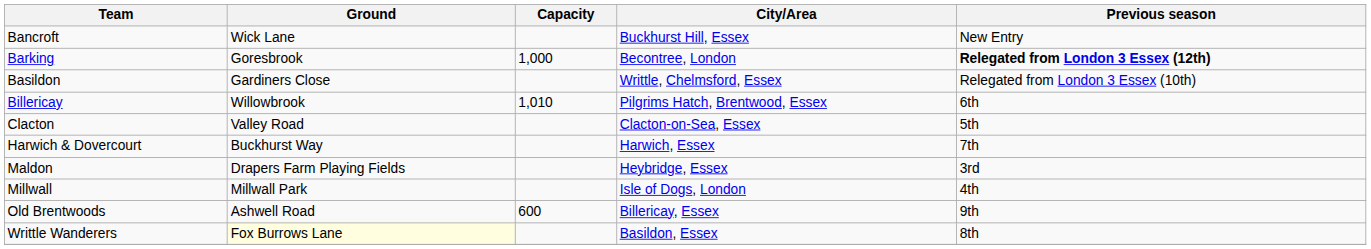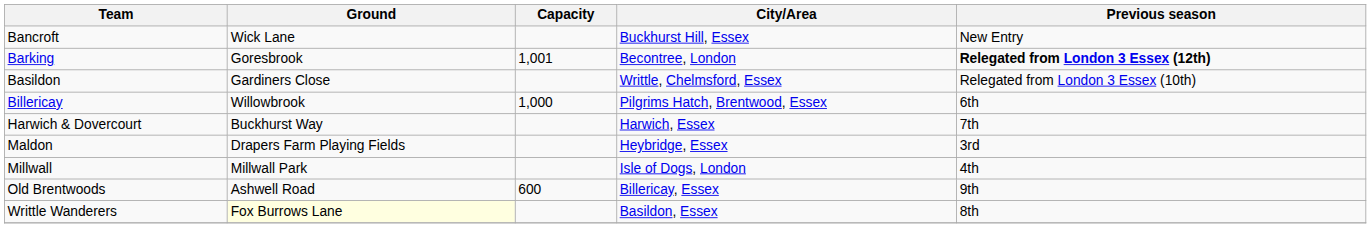(536, 59) 1,000 -> (536, 59) 1,001
(536, 102) 1,010 -> (536, 102) 1,000
- row: (31, 124)
